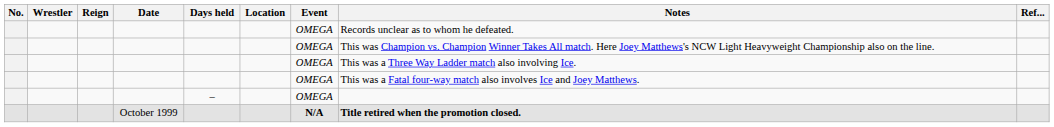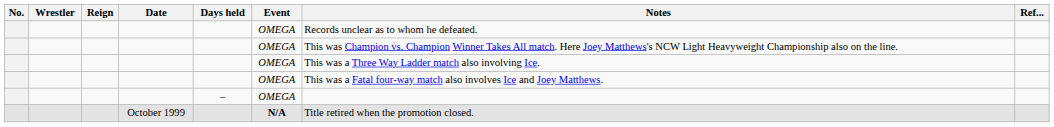- column: (265, 12)
(431, 113) bold -> (389, 113) normal
